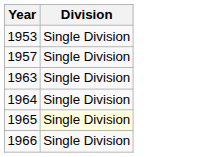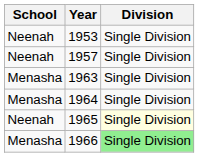+ column: (35, 15)
(87, 141) no background -> (147, 141) lightgreen background
